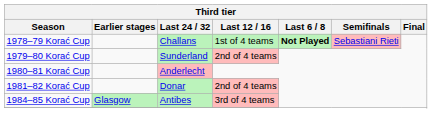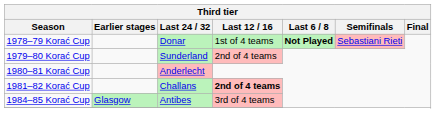(178, 42) Challans -> (173, 42) Donar
(173, 86) Donar -> (178, 86) Challans
(246, 86) normal -> (247, 86) bold
